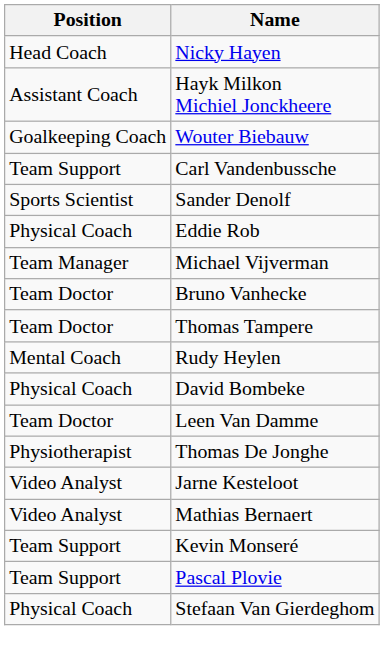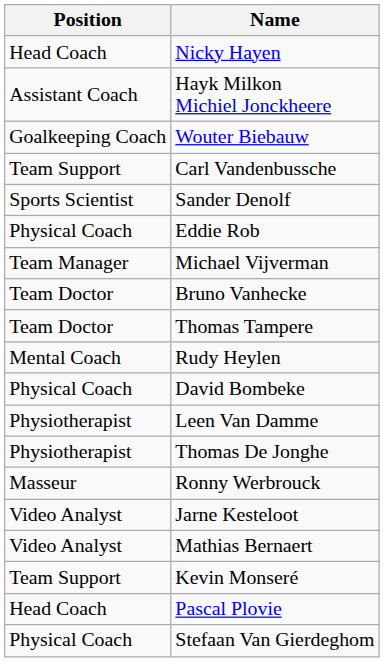(61, 420) Team Doctor -> (70, 420) Physiotherapist
+ row: (248, 483)
(65, 577) Team Support -> (58, 608) Head Coach
